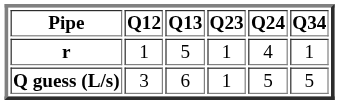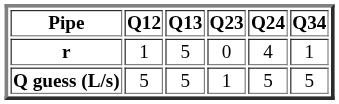(227, 51) 1 -> (227, 51) 0
(144, 80) 3 -> (144, 80) 5
(185, 80) 6 -> (185, 80) 5
